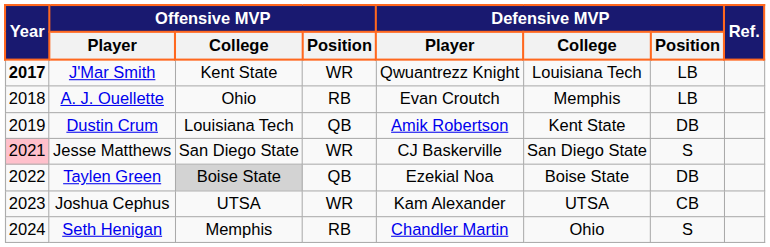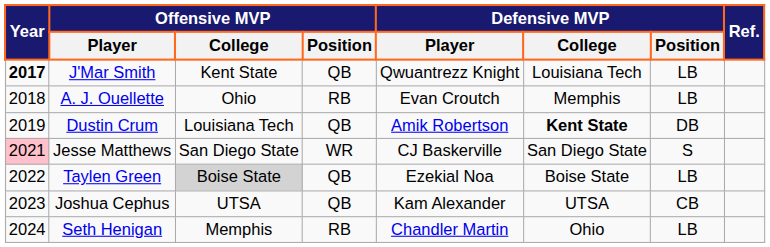(339, 72) WR -> (339, 72) QB
(587, 125) normal -> (587, 125) bold
(688, 177) DB -> (688, 177) LB
(339, 203) WR -> (339, 203) QB
(688, 229) S -> (688, 229) LB
